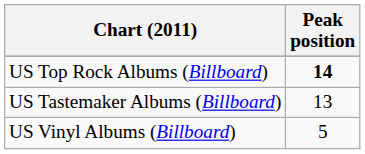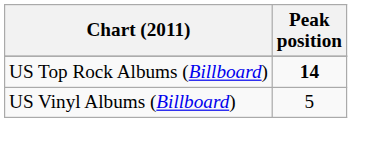- row: (145, 102)
